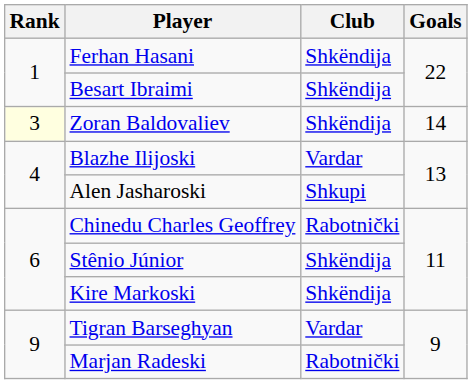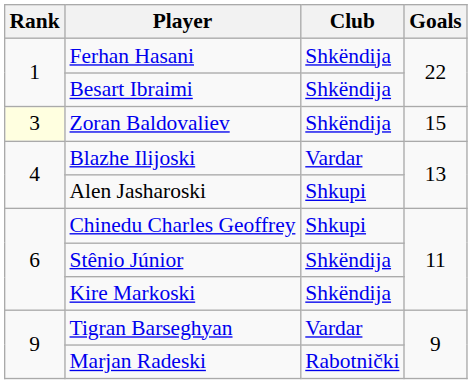(435, 123) 14 -> (435, 123) 15
(352, 225) Rabotnički -> (336, 225) Shkupi
